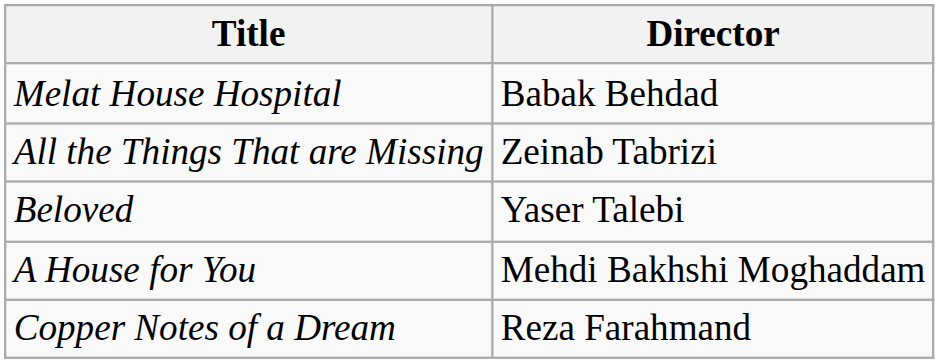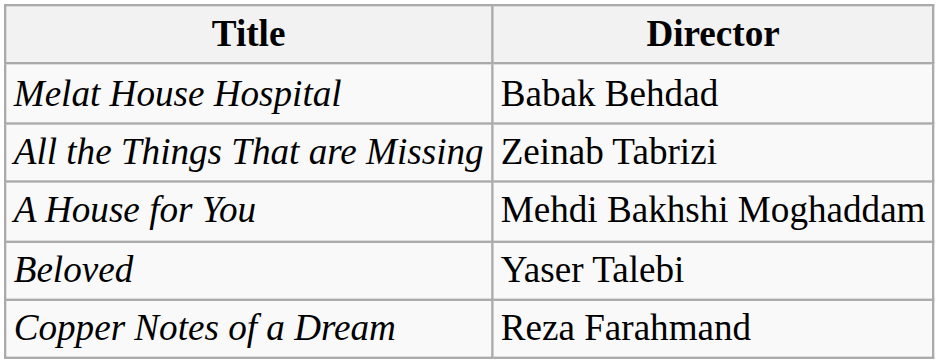rows swapped: (135, 269) <-> (73, 210)
